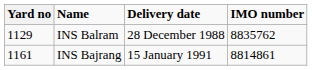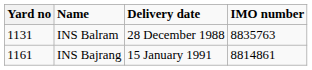(20, 34) 1129 -> (20, 34) 1131
(253, 34) 8835762 -> (253, 34) 8835763
